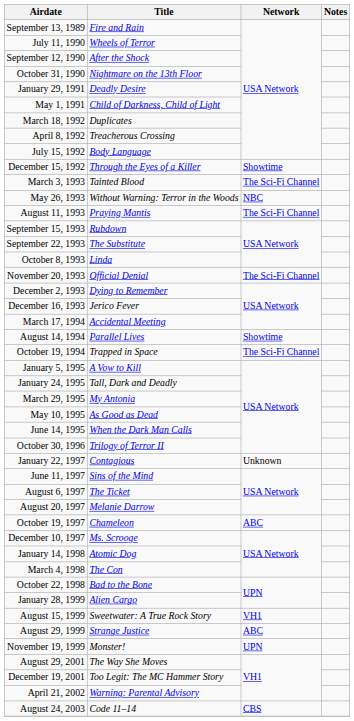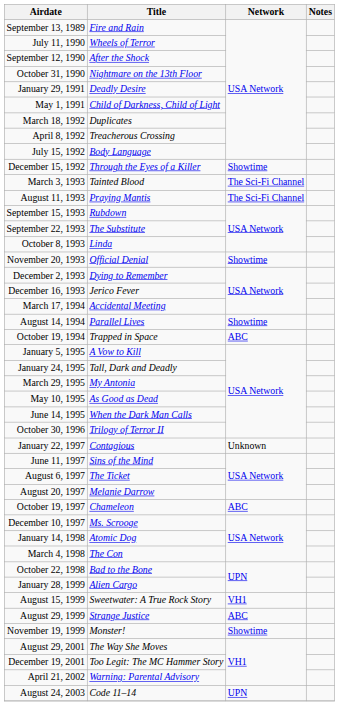- row: (58, 197)
(281, 275) The Sci-Fi Channel -> (248, 259) Showtime
(281, 352) The Sci-Fi Channel -> (238, 337) ABC
(253, 646) UPN -> (248, 631) Showtime
(252, 708) CBS -> (238, 693) UPN
